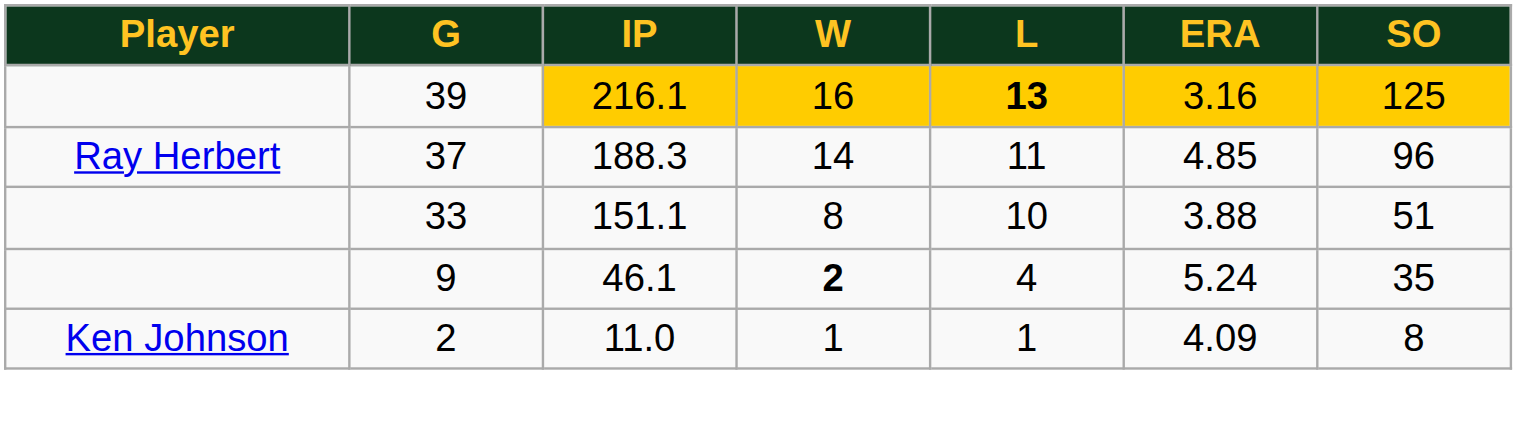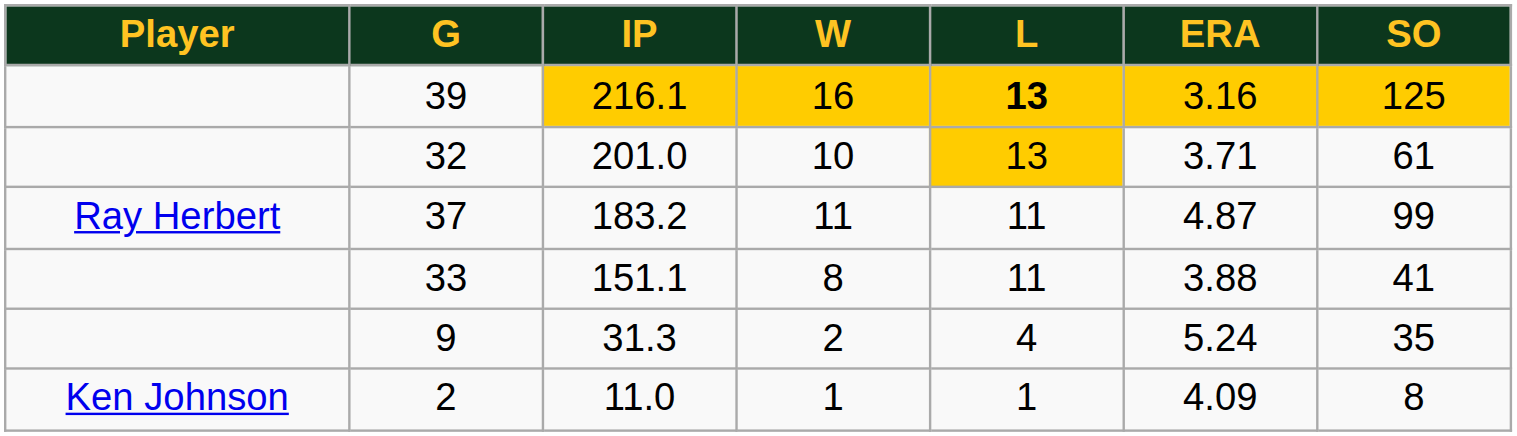+ row: (446, 156)
(640, 156) 188.3 -> (640, 216) 183.2
(833, 156) 14 -> (833, 216) 11
(1220, 156) 4.85 -> (1220, 216) 4.87
(1414, 156) 96 -> (1414, 216) 99
(1027, 216) 10 -> (1027, 277) 11
(1414, 216) 51 -> (1414, 277) 41
(640, 277) 46.1 -> (640, 338) 31.3
(833, 277) bold -> (833, 338) normal
